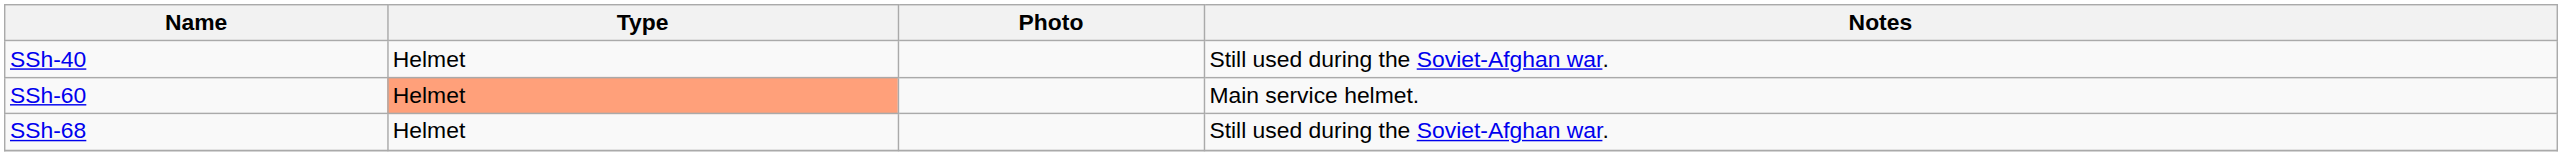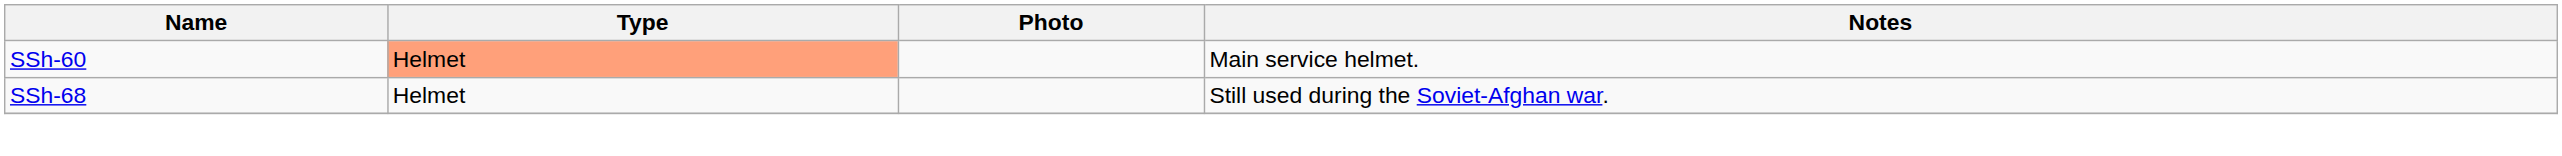- row: (48, 58)
